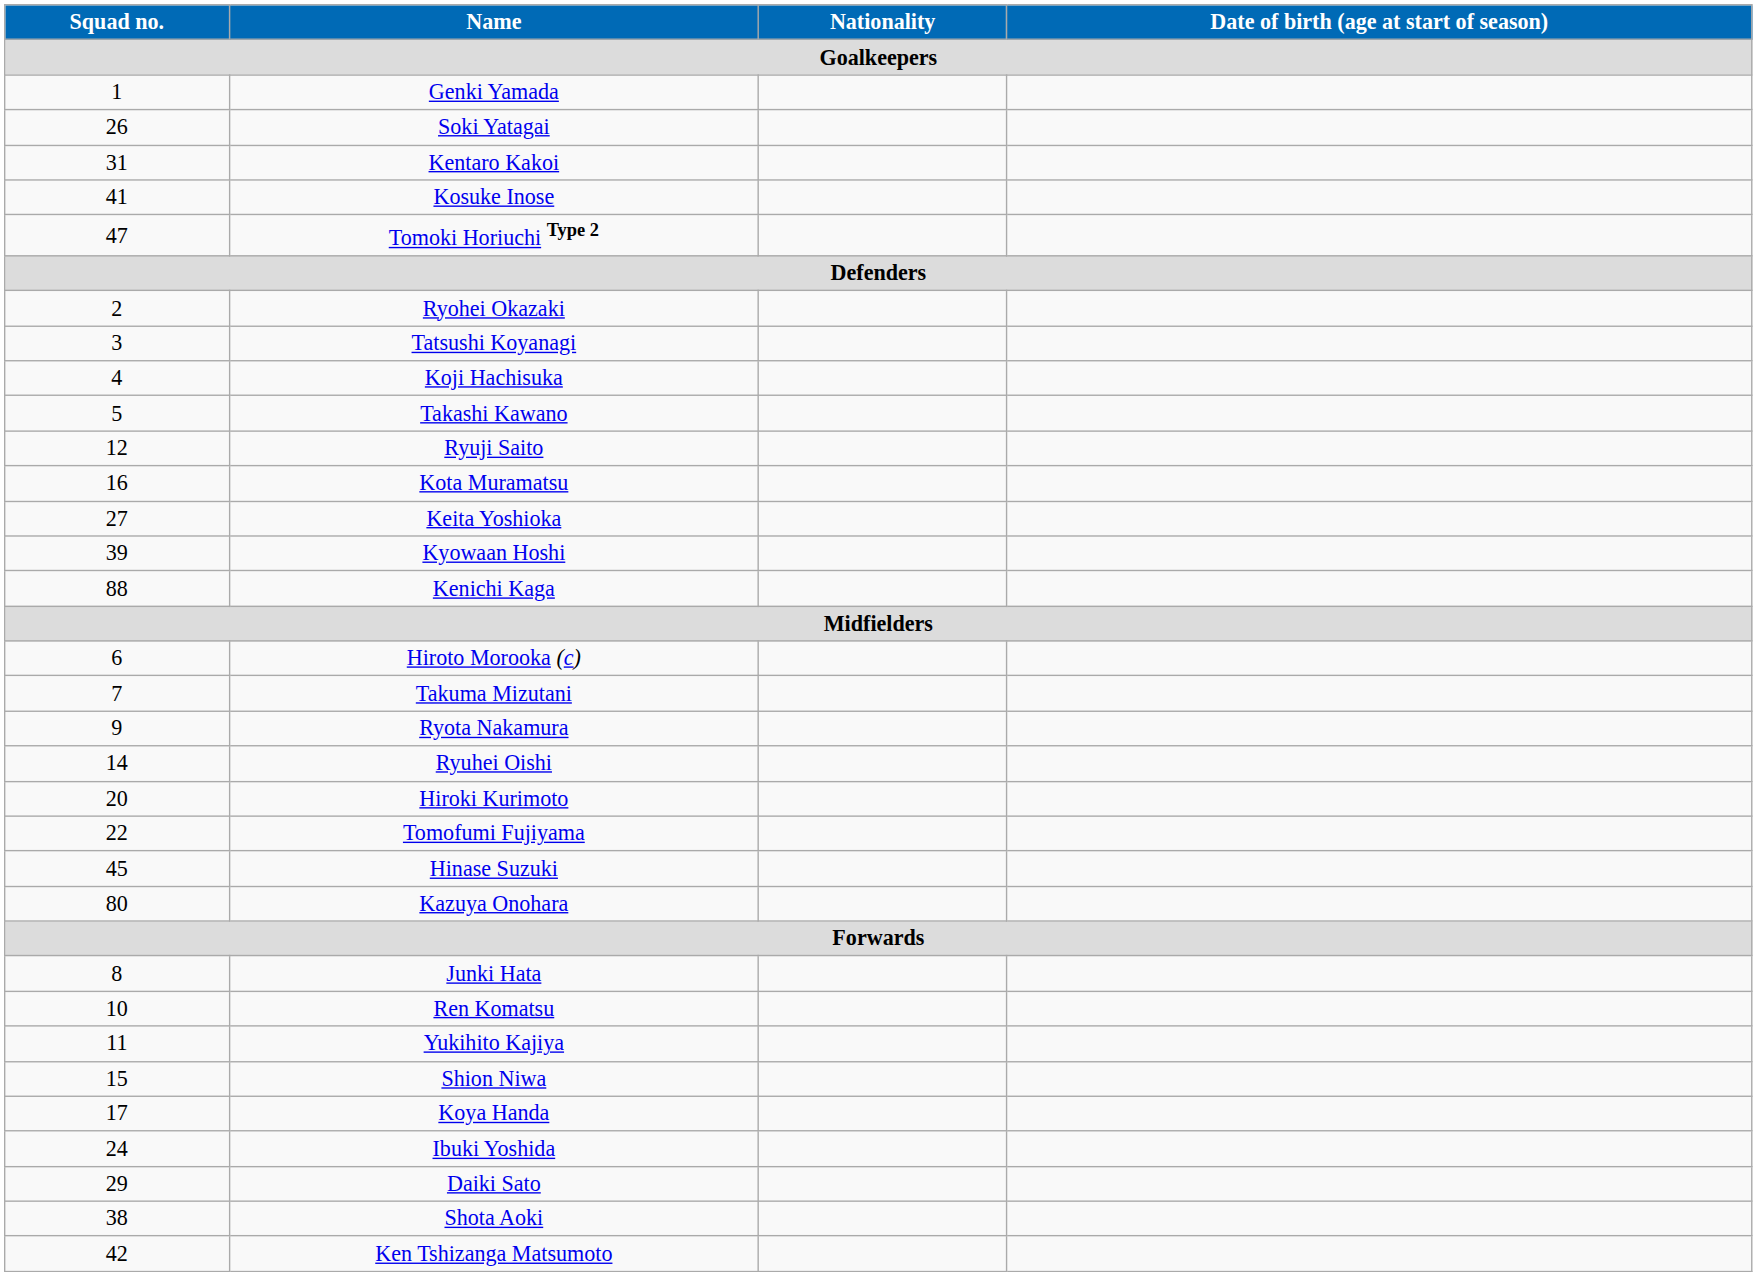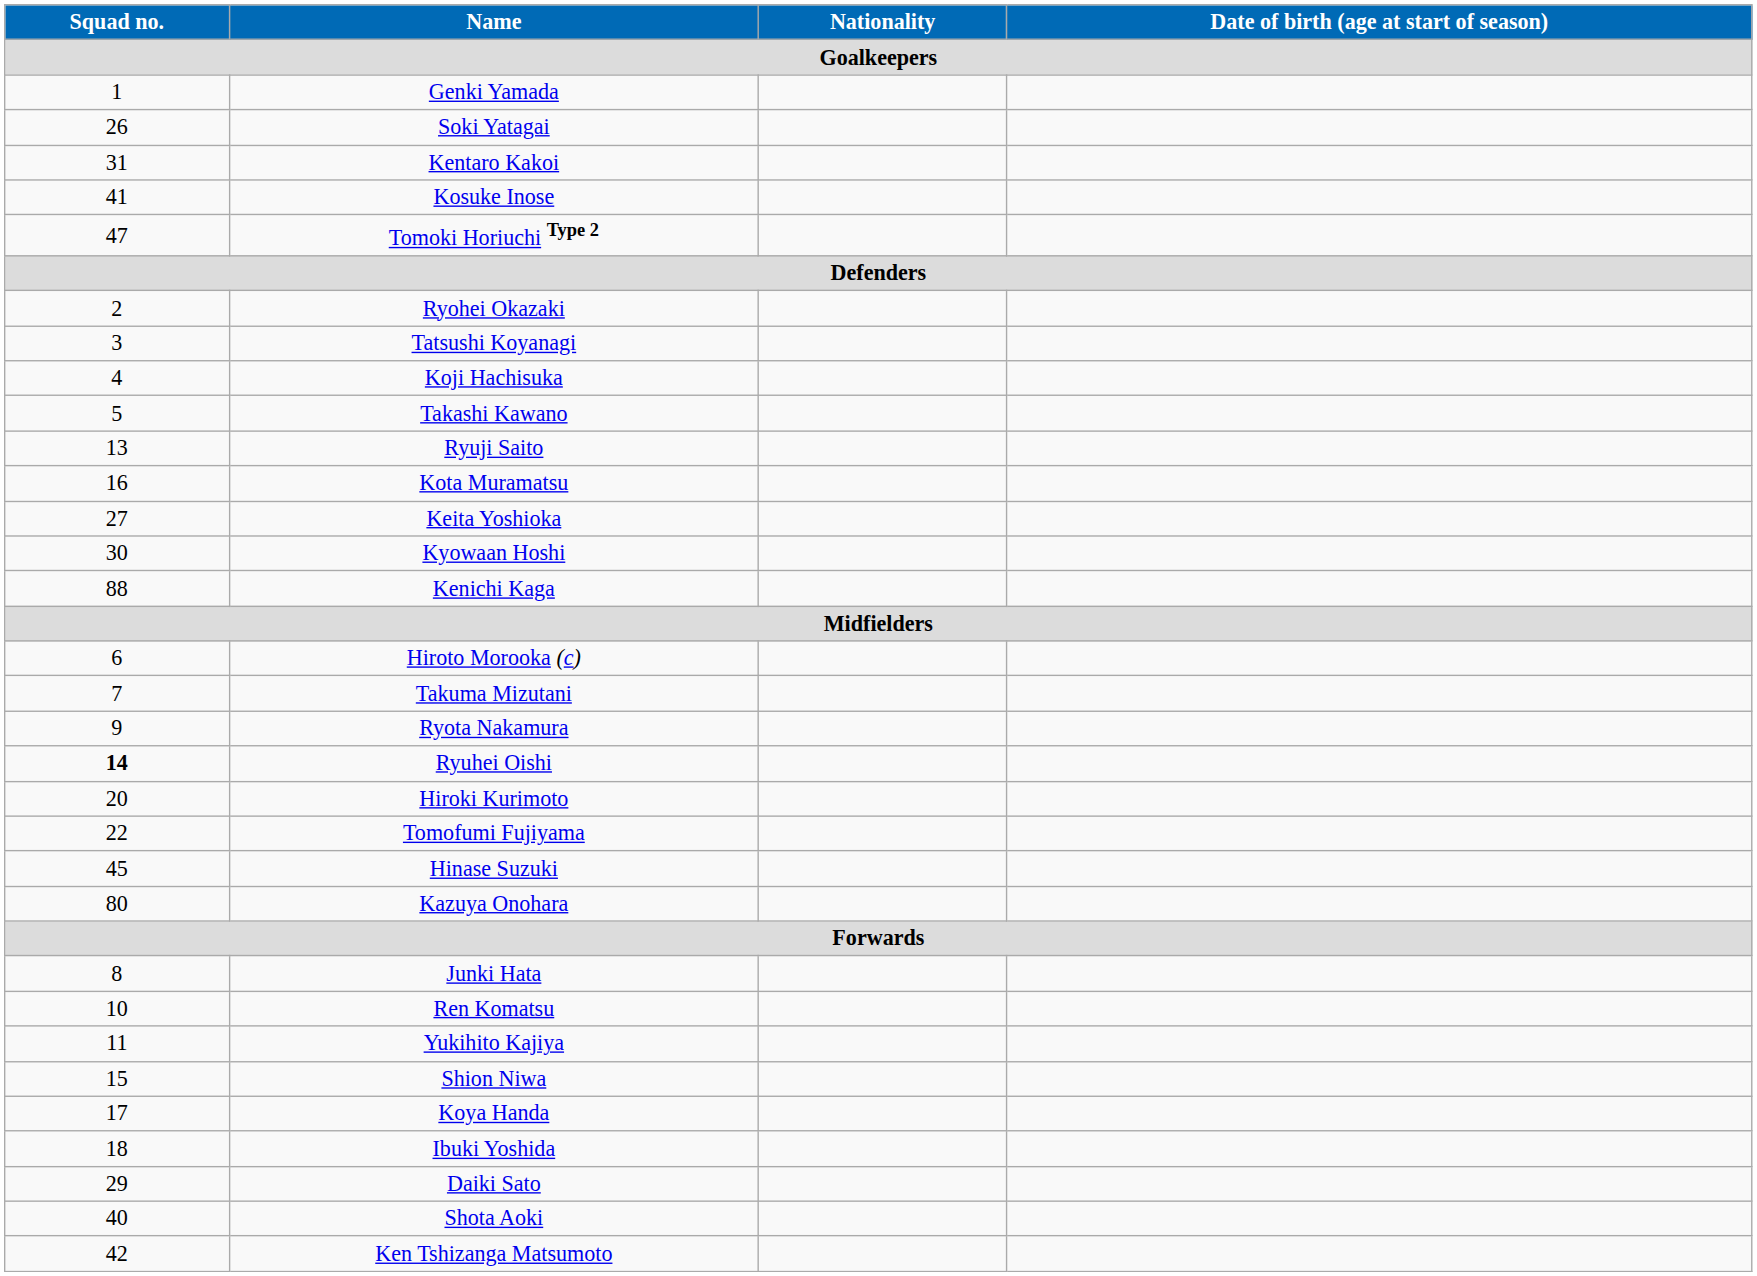(117, 448) 12 -> (117, 448) 13
(117, 553) 39 -> (117, 553) 30
(117, 763) normal -> (117, 763) bold
(117, 1148) 24 -> (117, 1148) 18
(117, 1218) 38 -> (117, 1218) 40
